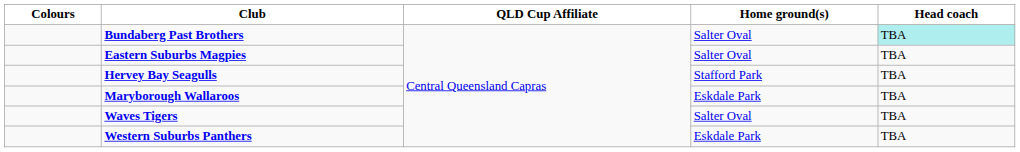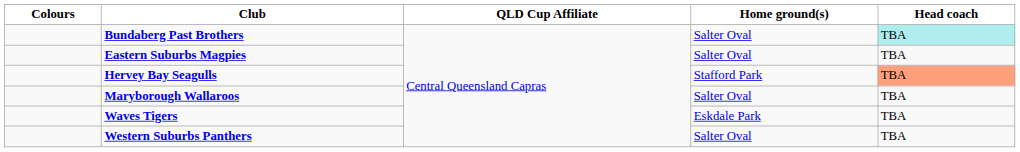(894, 75) no background -> (894, 75) lightsalmon background
(727, 95) Eskdale Park -> (723, 95) Salter Oval
(723, 116) Salter Oval -> (727, 116) Eskdale Park
(727, 136) Eskdale Park -> (723, 136) Salter Oval
